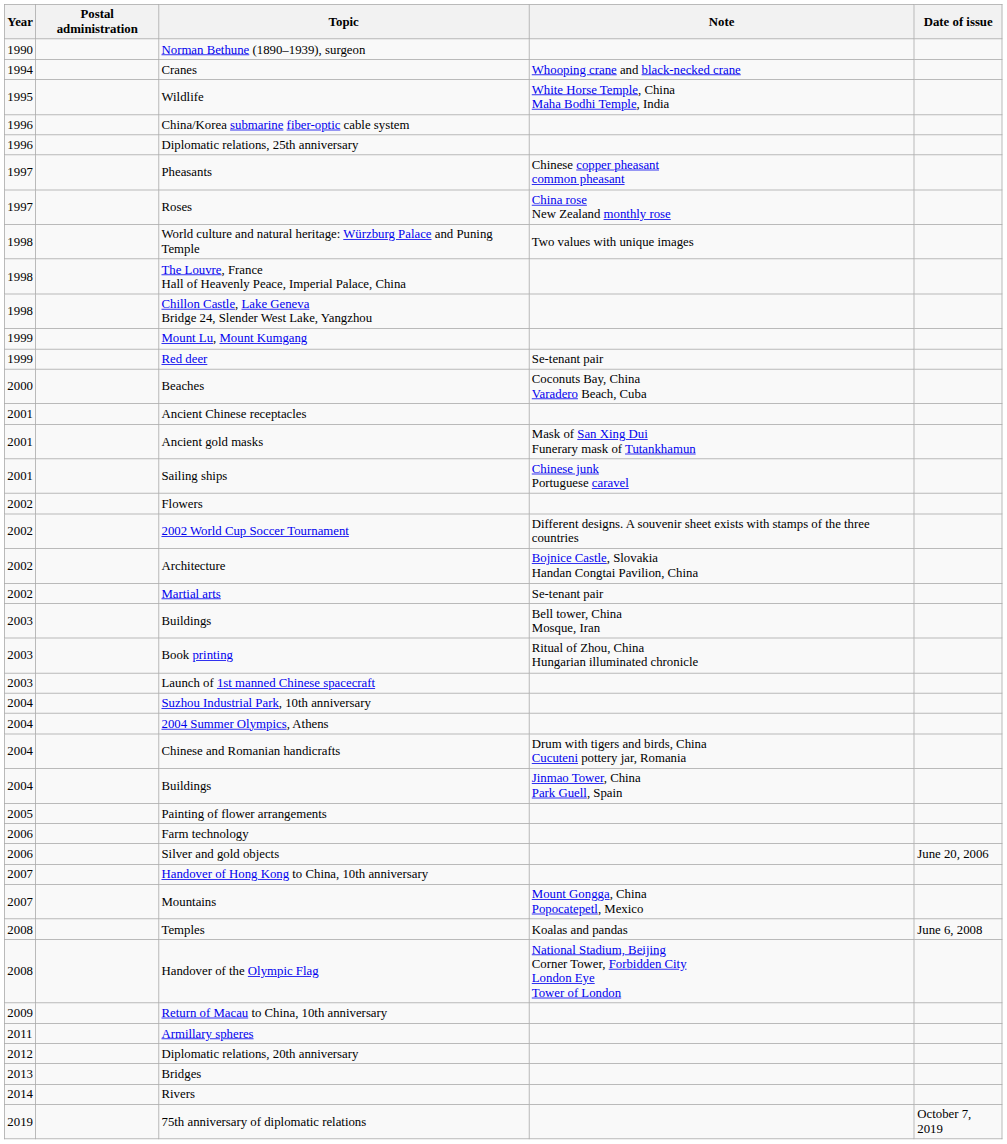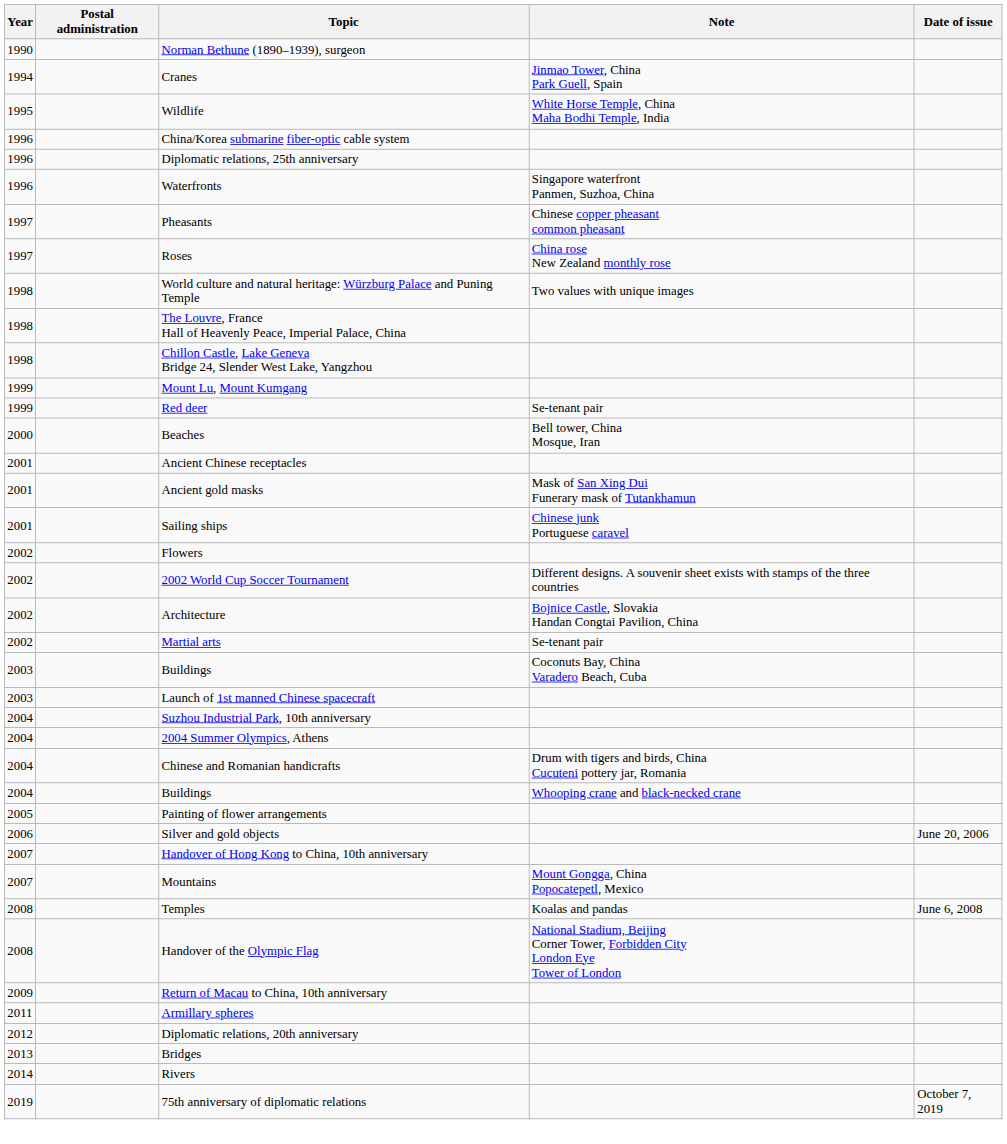(636, 69) Whooping crane and black-necked crane -> (586, 76) Jinmao Tower, China Park Guell, Spain
+ row: (20, 186)
(589, 386) Coconuts Bay, China Varadero Beach, Cuba -> (577, 435) Bell tower, China Mosque, Iran
(577, 620) Bell tower, China Mosque, Iran -> (589, 670) Coconuts Bay, China Varadero Beach, Cuba
- row: (20, 655)
(586, 785) Jinmao Tower, China Park Guell, Spain -> (636, 793) Whooping crane and black-necked crane
- row: (20, 833)
